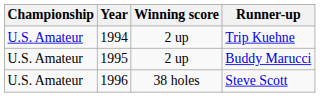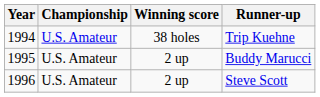columns swapped: (114, 15) <-> (51, 15)
(177, 37) 2 up -> (177, 37) 38 holes
(177, 80) 38 holes -> (177, 80) 2 up
